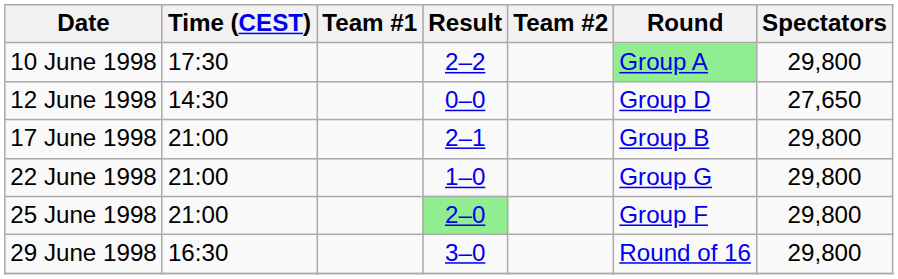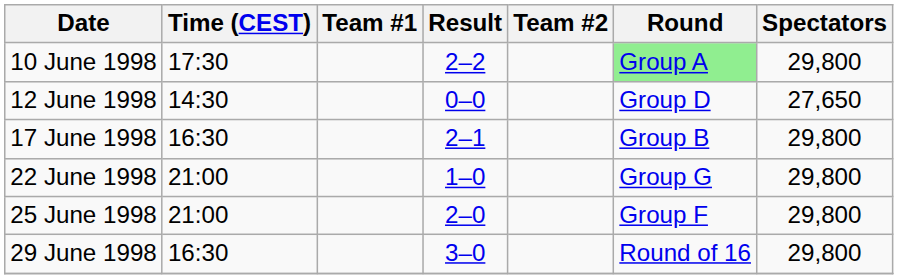(198, 138) 21:00 -> (198, 138) 16:30
(465, 215) lightgreen background -> (465, 215) no background
